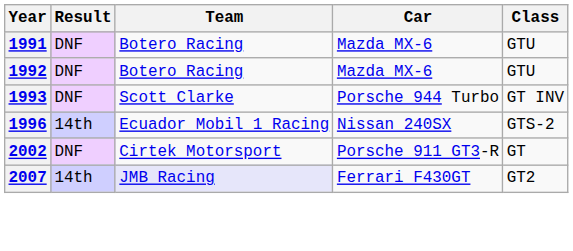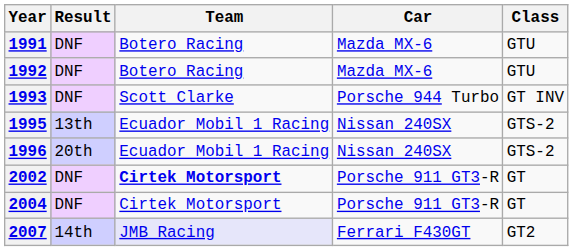+ row: (28, 125)
(73, 125) 14th -> (73, 151) 20th
(200, 151) normal -> (200, 178) bold
+ row: (28, 205)
